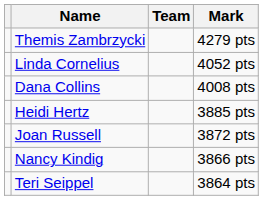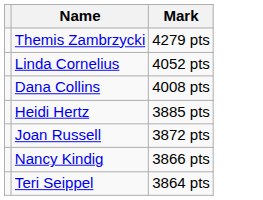- column: (171, 16)
